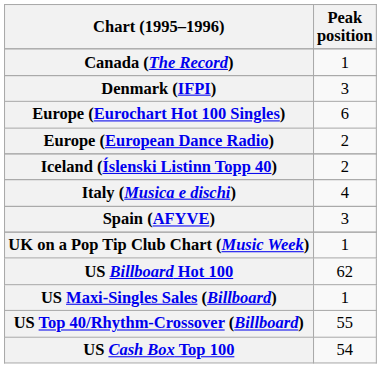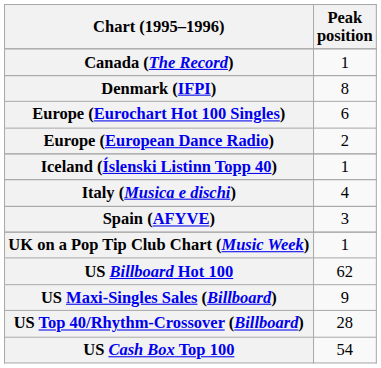(345, 88) 3 -> (345, 88) 8
(345, 166) 2 -> (345, 166) 1
(345, 297) 1 -> (345, 297) 9
(345, 323) 55 -> (345, 323) 28
